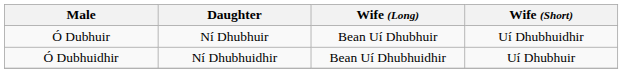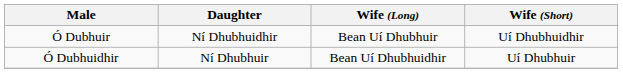(234, 36) Ní Dhubhuir -> (234, 36) Ní Dhubhuidhir
(234, 57) Ní Dhubhuidhir -> (234, 57) Ní Dhubhuir
